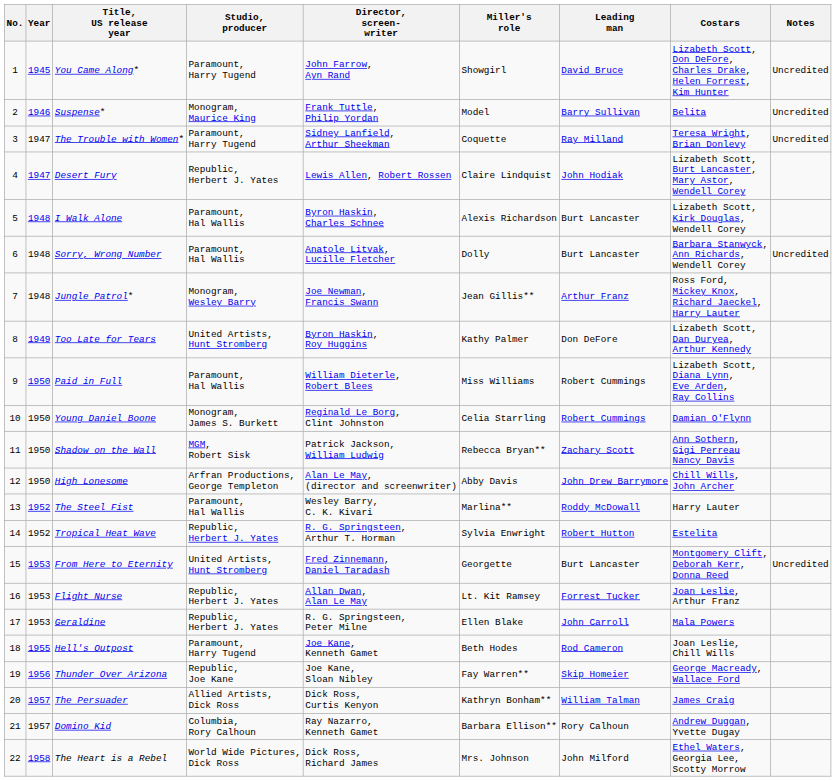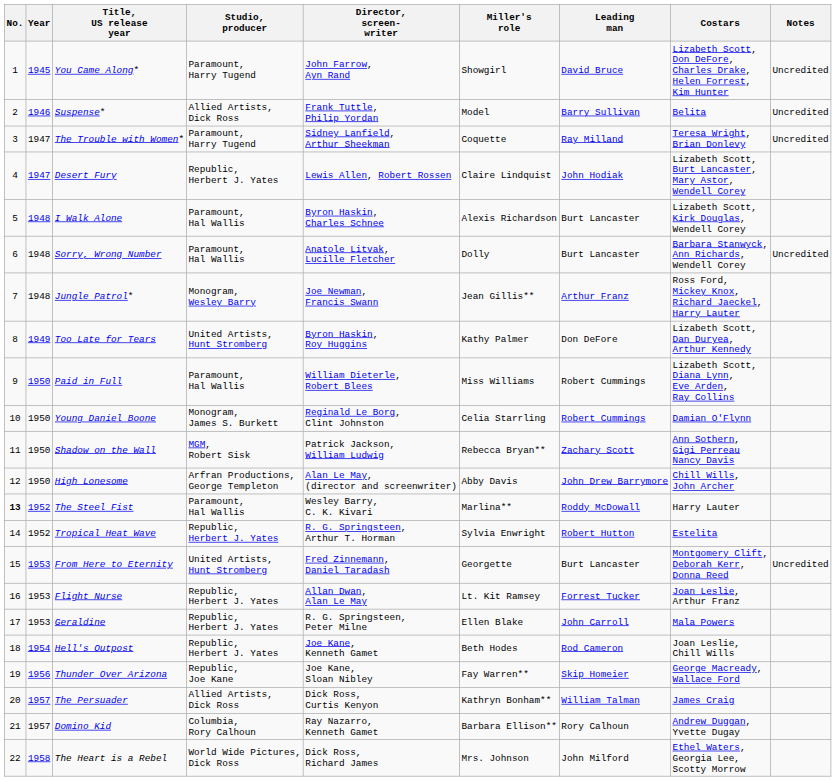(222, 113) Monogram, Maurice King -> (231, 113) Allied Artists, Dick Ross
(15, 507) normal -> (15, 507) bold
(39, 648) 1955 -> (39, 648) 1954
(222, 648) Paramount, Harry Tugend -> (233, 648) Republic, Herbert J. Yates
